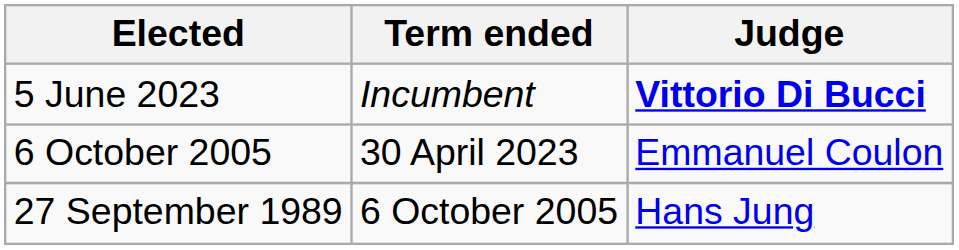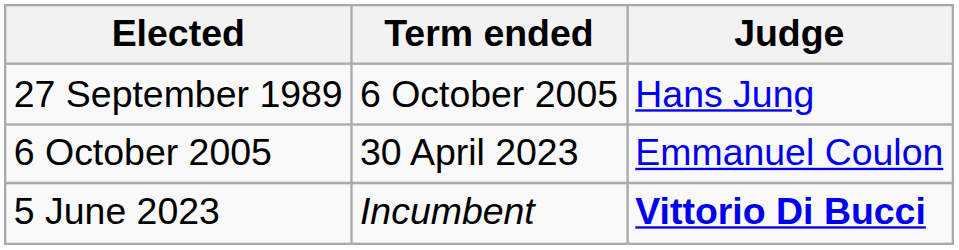rows swapped: (178, 212) <-> (117, 93)
